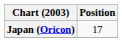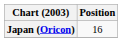(97, 29) 17 -> (97, 29) 16
